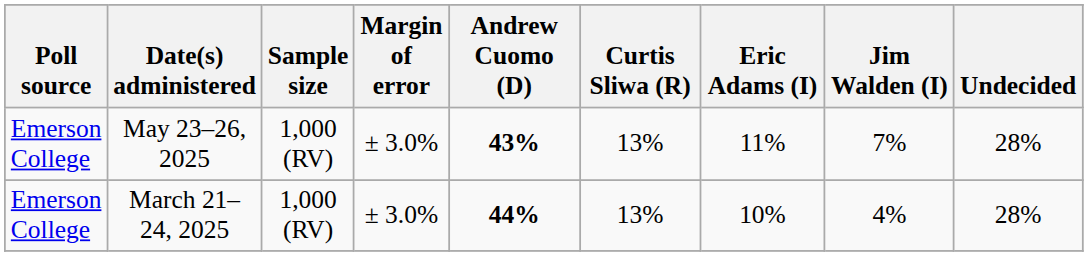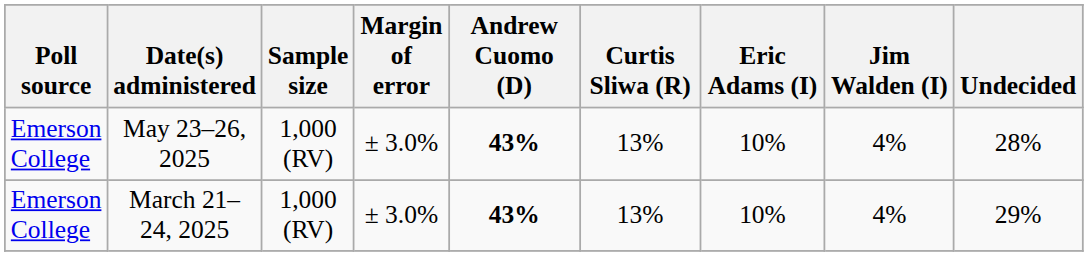(763, 143) 11% -> (762, 143) 10%
(889, 143) 7% -> (889, 143) 4%
(514, 215) 44% -> (514, 215) 43%
(1018, 215) 28% -> (1018, 215) 29%
